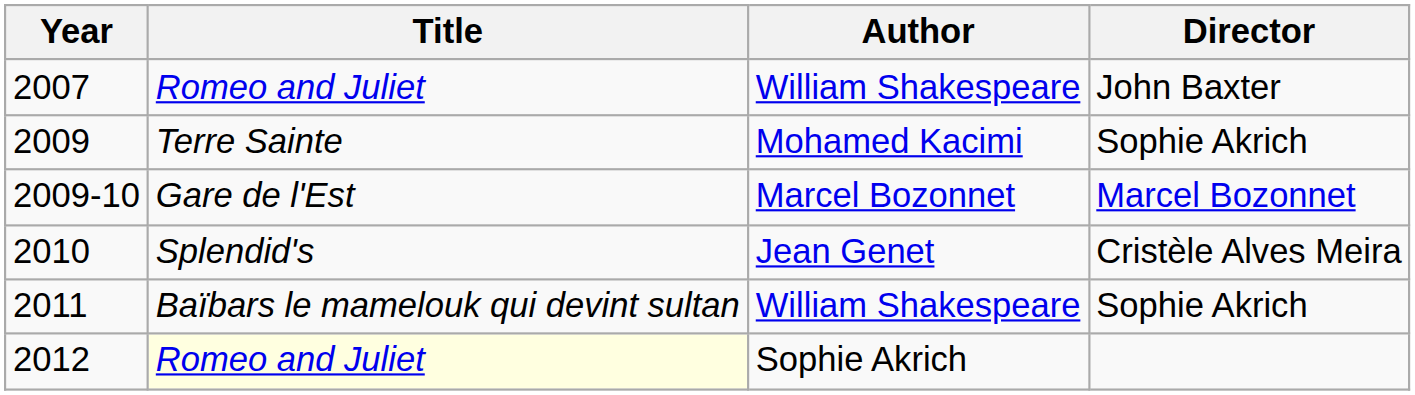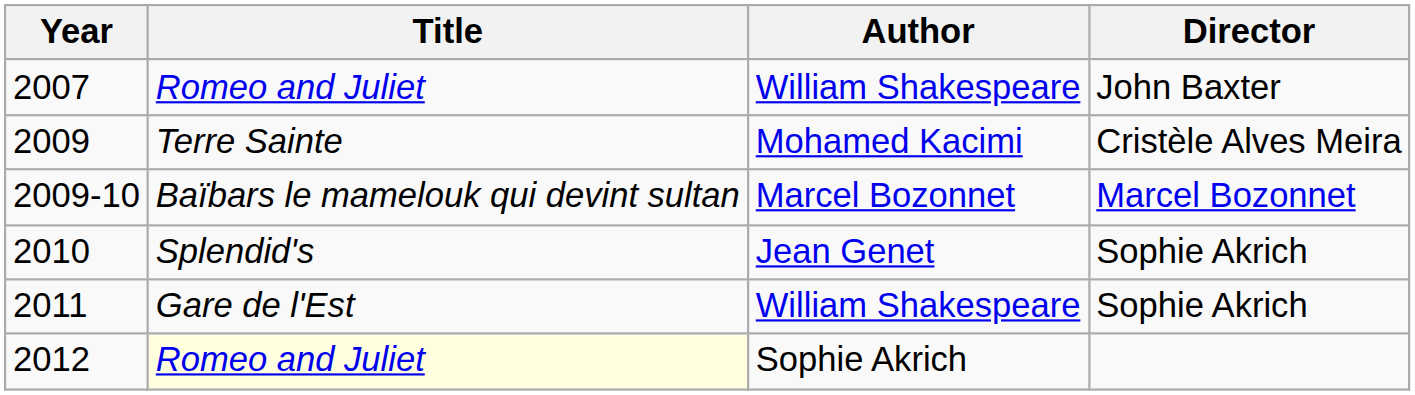(1202, 141) Sophie Akrich -> (1249, 141) Cristèle Alves Meira
(255, 196) Gare de l'Est -> (448, 196) Baïbars le mamelouk qui devint sultan
(1249, 251) Cristèle Alves Meira -> (1202, 251) Sophie Akrich
(448, 305) Baïbars le mamelouk qui devint sultan -> (255, 305) Gare de l'Est
